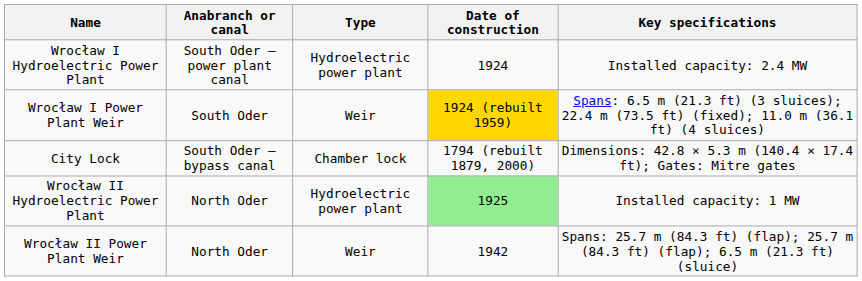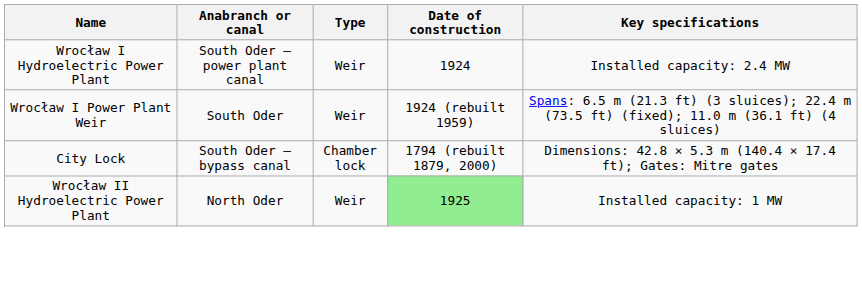(360, 65) Hydroelectric power plant -> (350, 65) Weir
(493, 115) gold background -> (455, 115) no background
(360, 201) Hydroelectric power plant -> (350, 201) Weir
- row: (85, 251)
